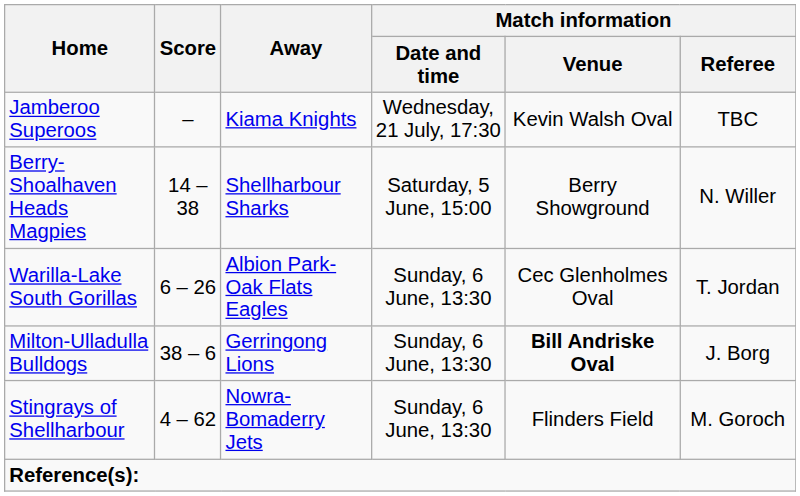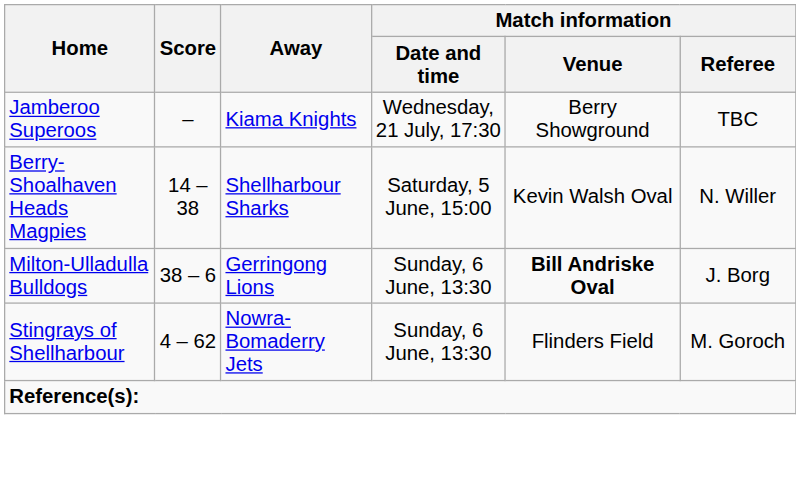(593, 119) Kevin Walsh Oval -> (593, 119) Berry Showground
(593, 197) Berry Showground -> (593, 197) Kevin Walsh Oval
- row: (73, 286)
